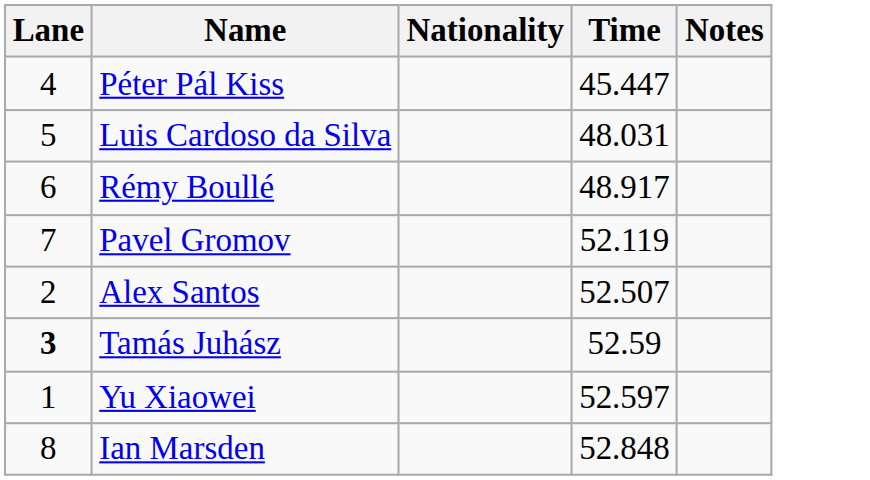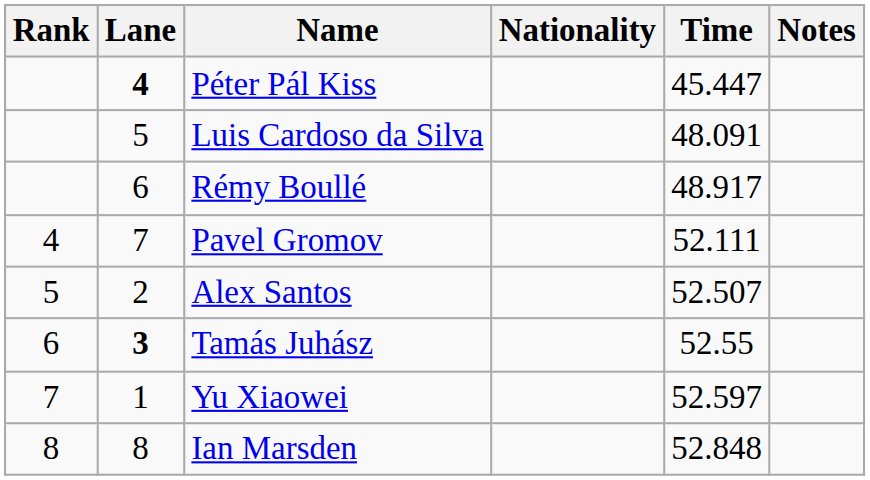+ column: (51, 30)
(48, 82) normal -> (140, 82) bold
(624, 135) 48.031 -> (717, 135) 48.091
(624, 239) 52.119 -> (717, 239) 52.111
(624, 344) 52.59 -> (717, 344) 52.55
